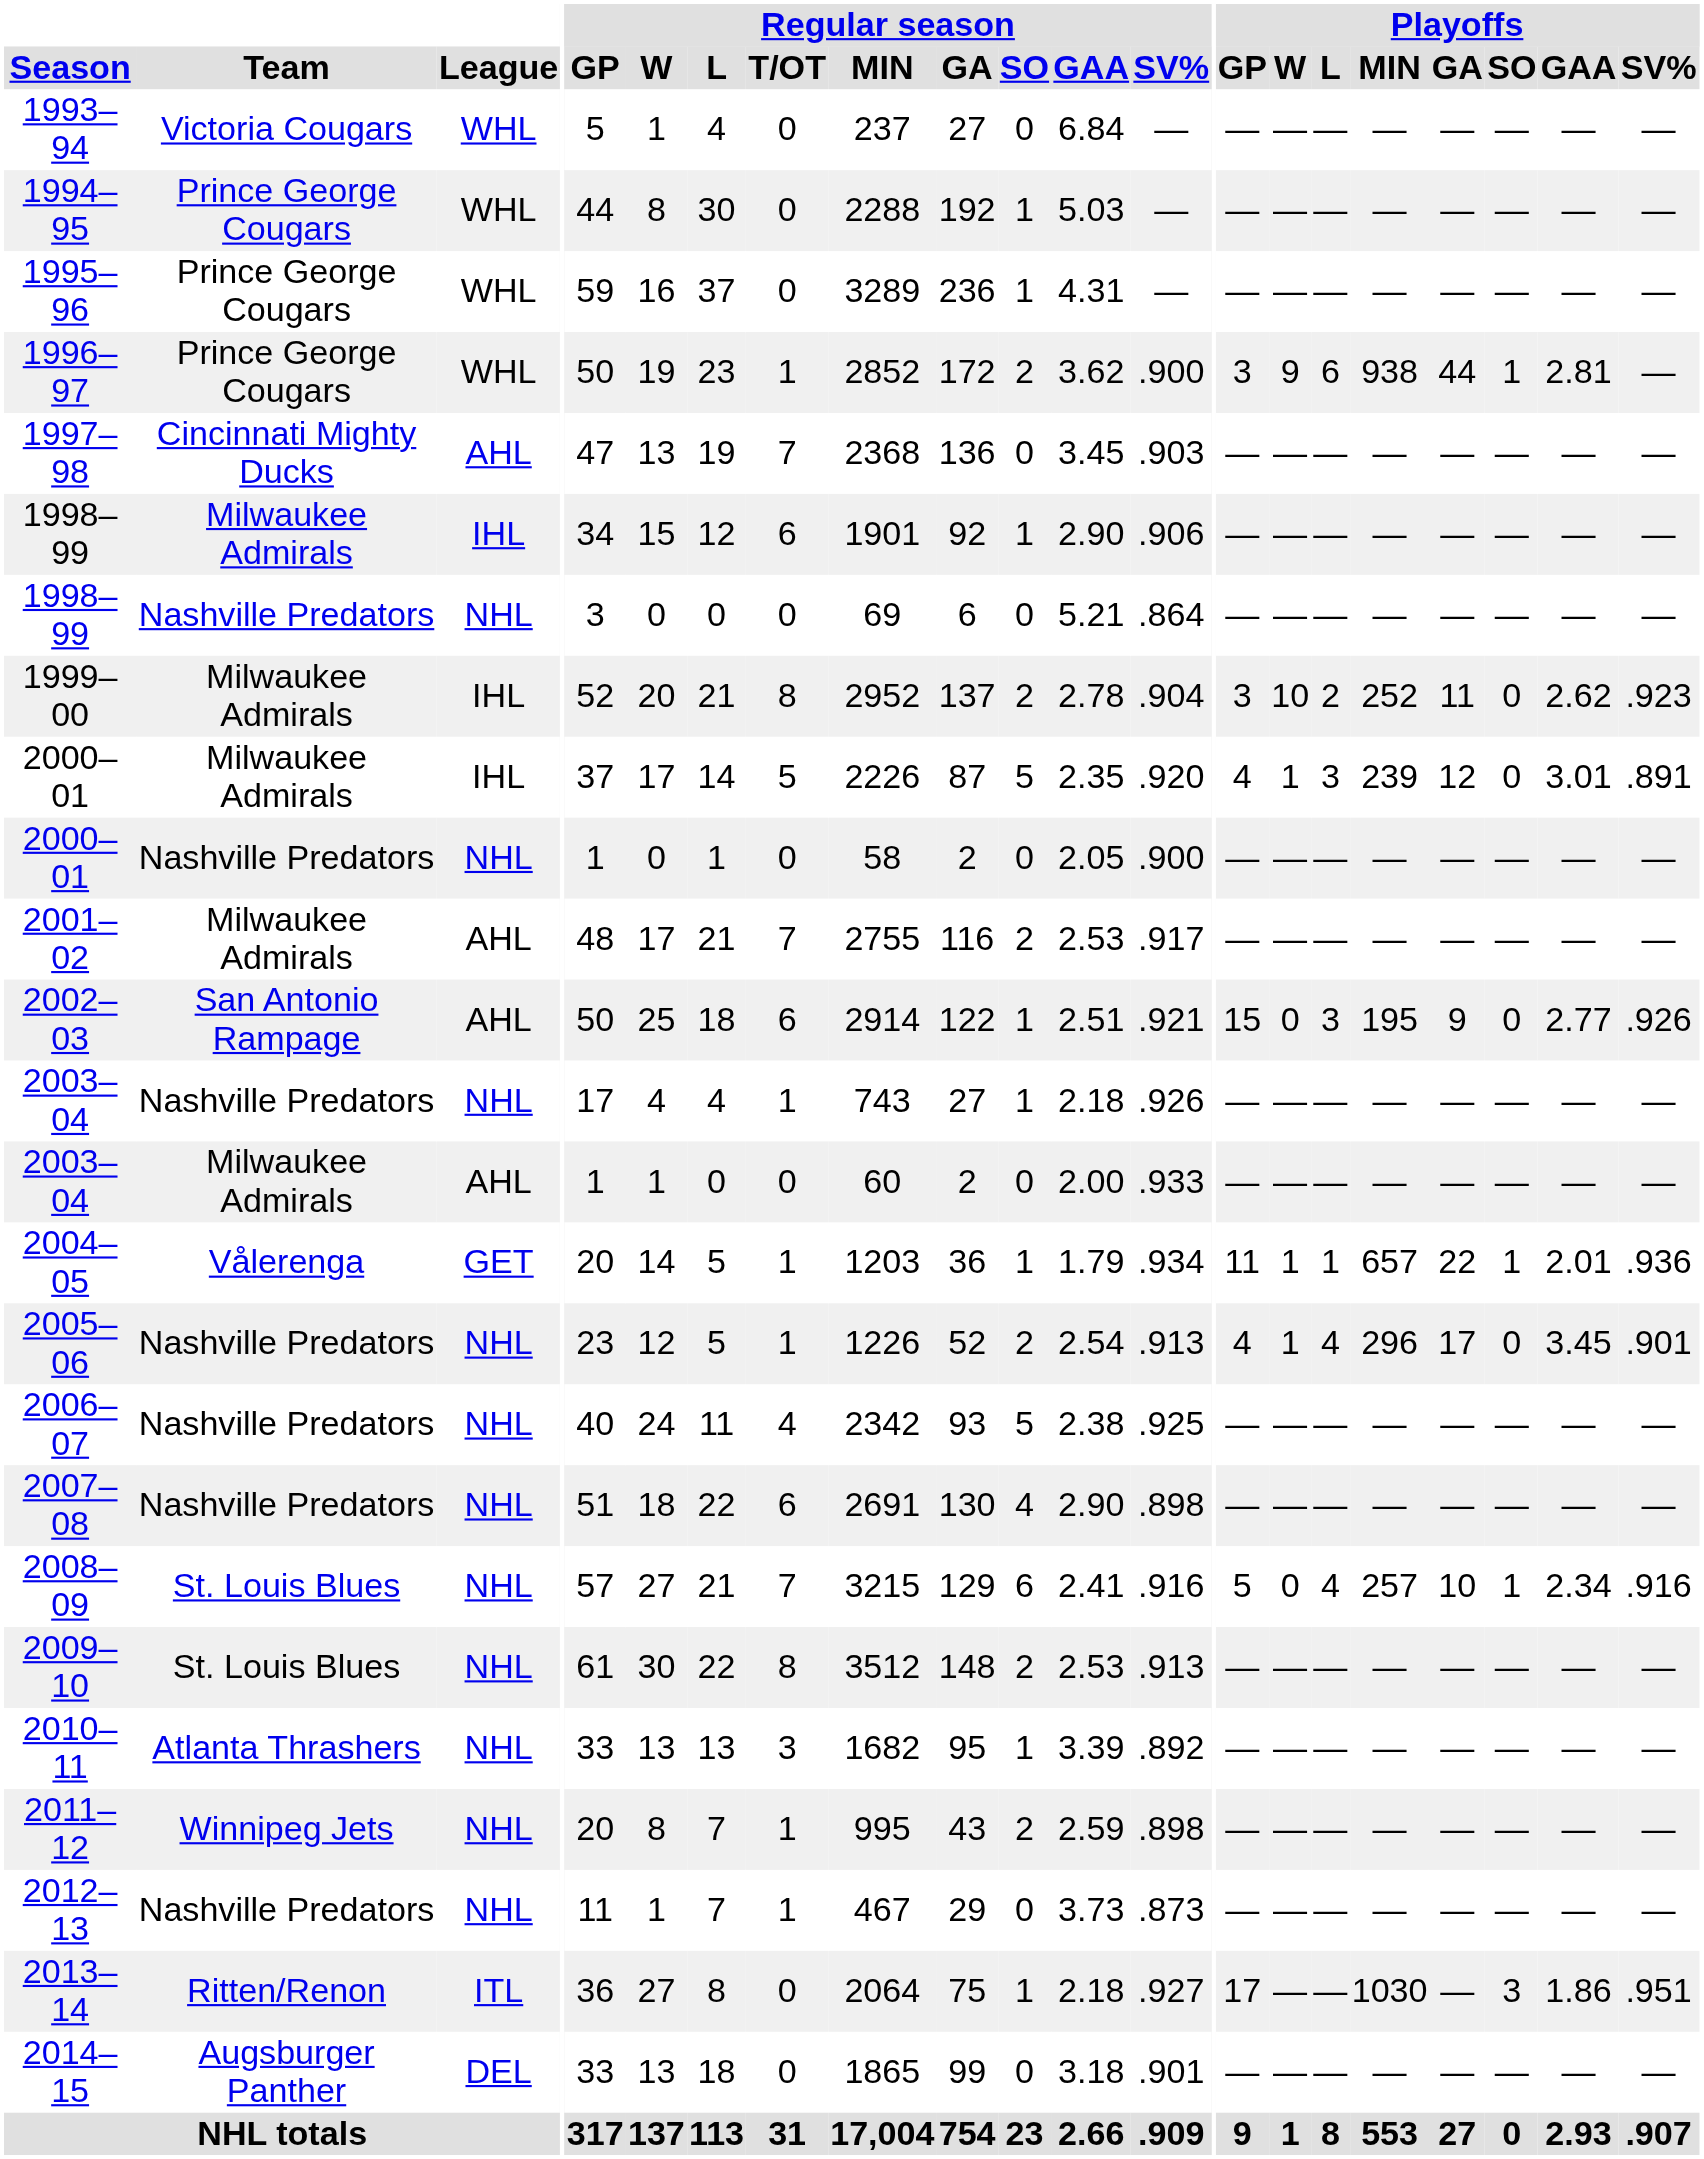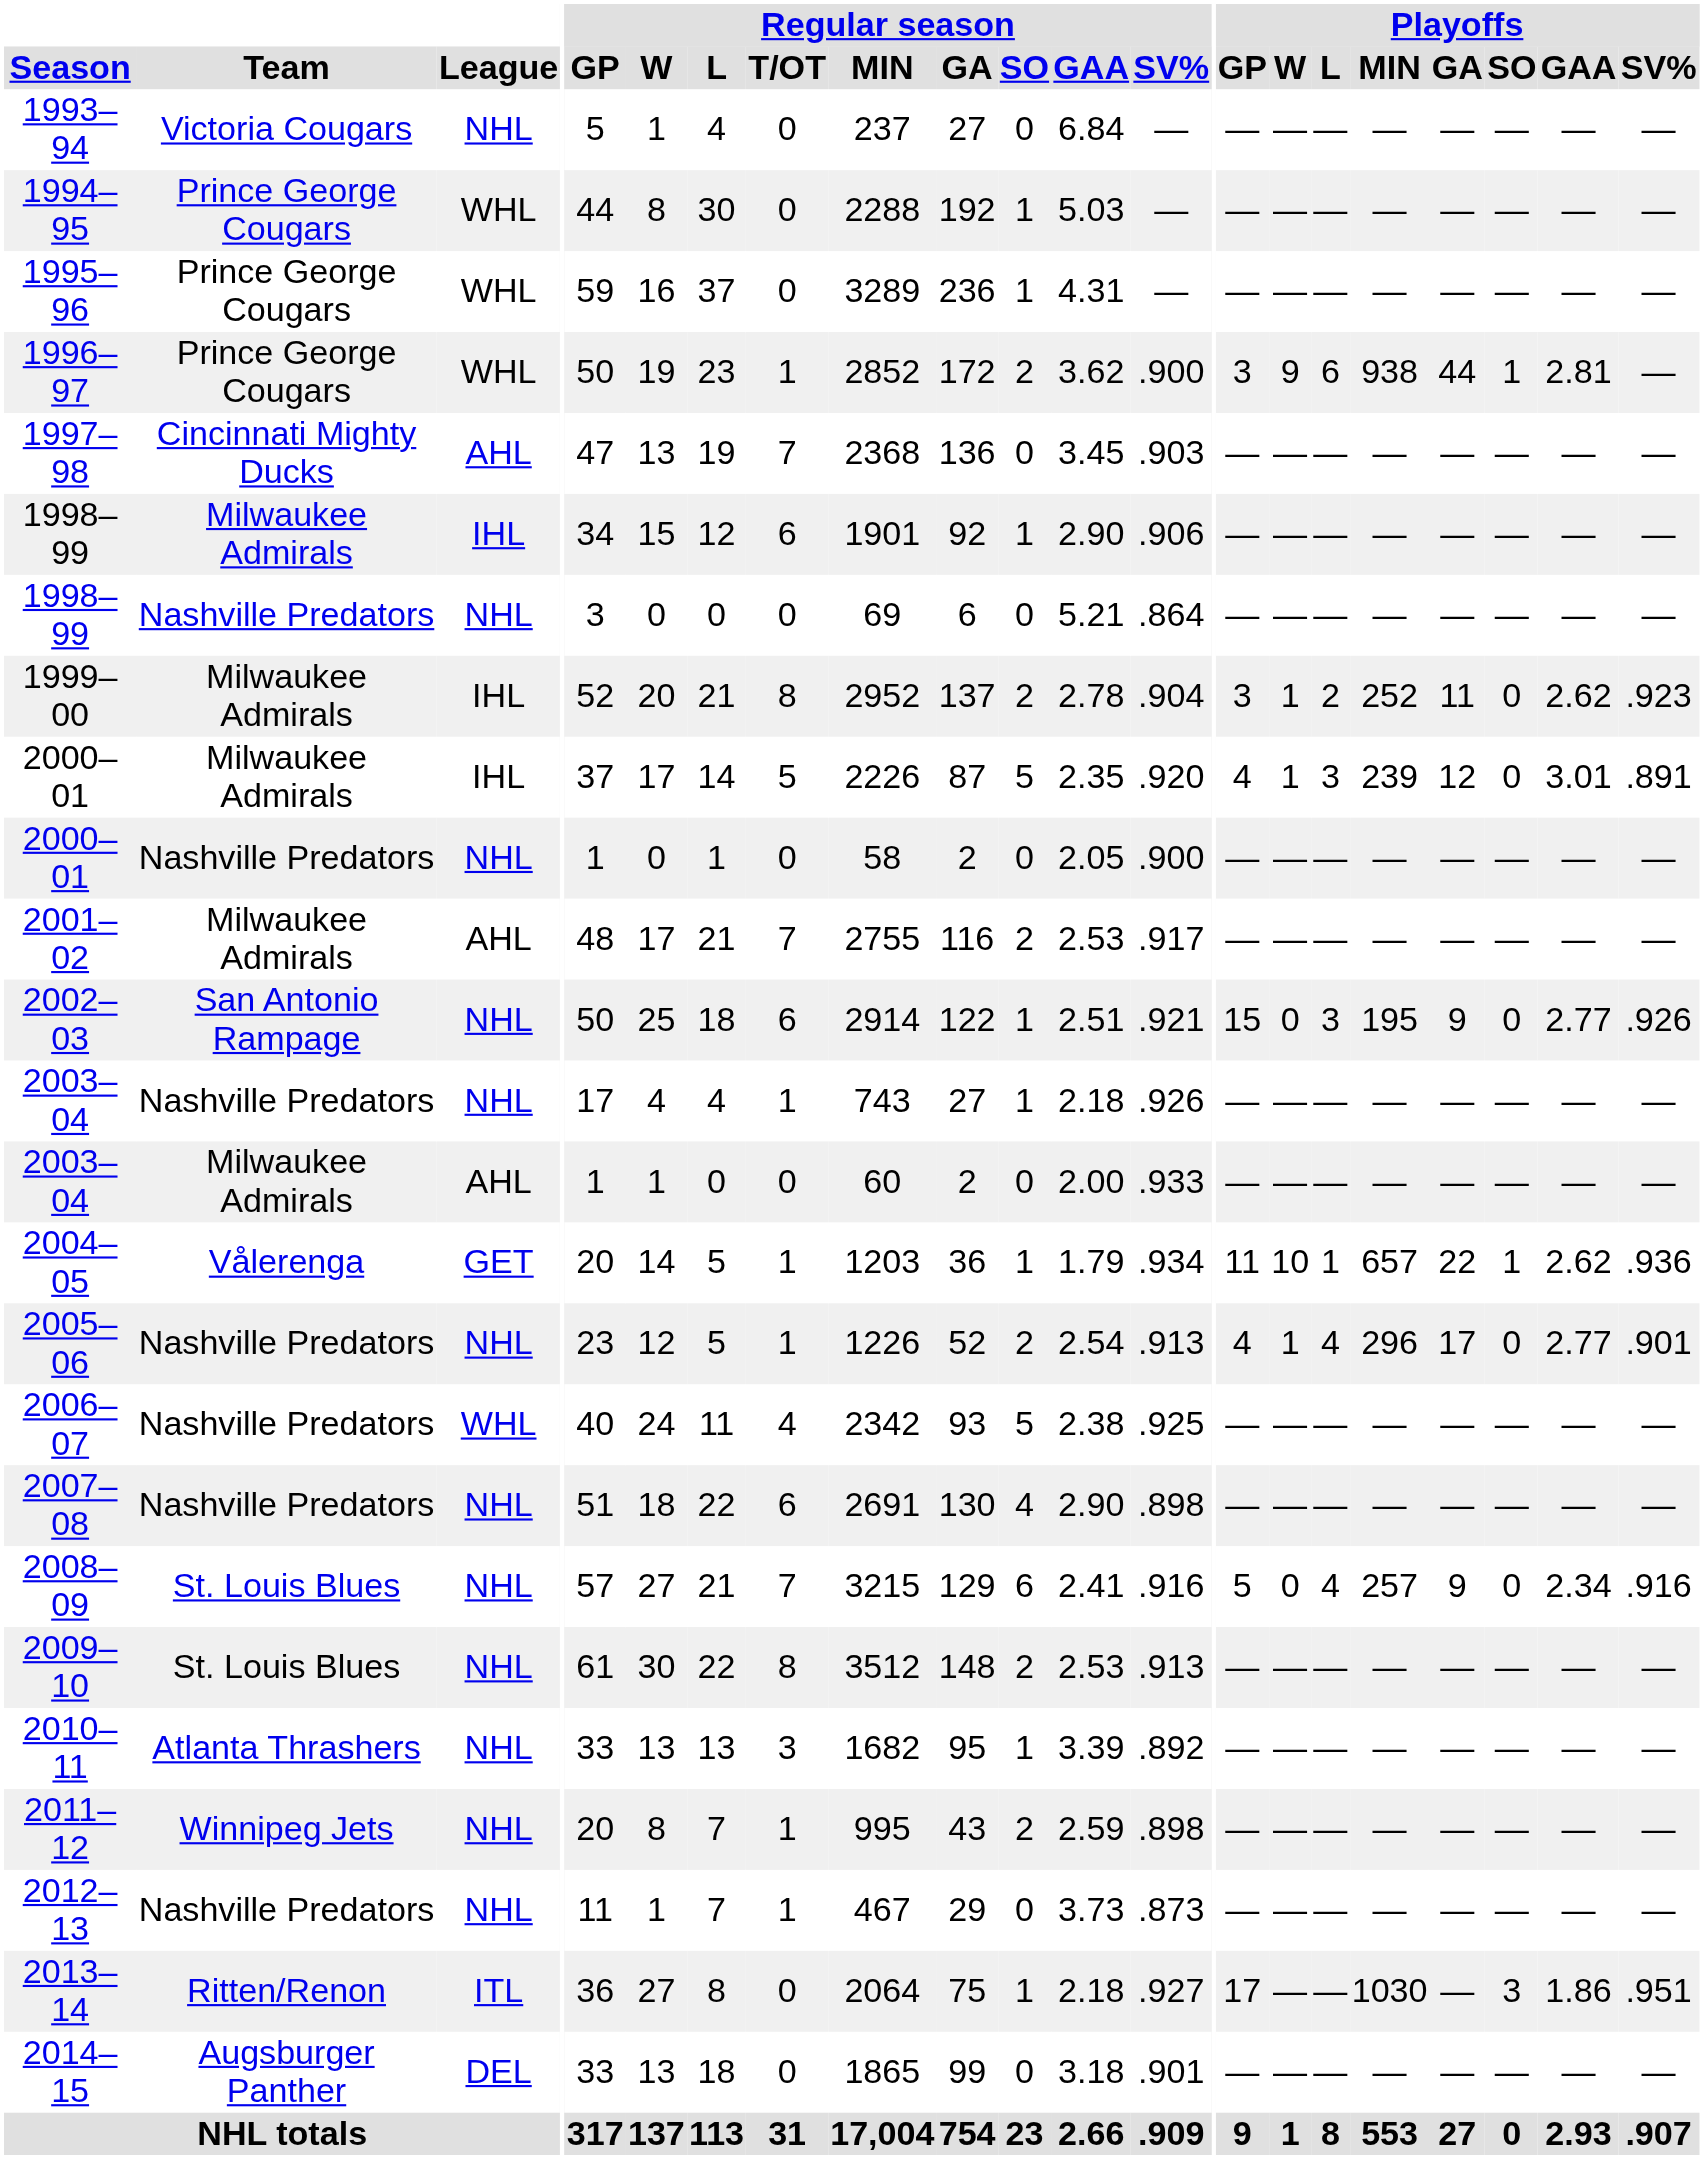(499, 129) WHL -> (499, 129) NHL
(1290, 695) 10 -> (1290, 695) 1
(499, 1019) AHL -> (499, 1019) NHL
(1290, 1262) 1 -> (1290, 1262) 10
(1579, 1262) 2.01 -> (1579, 1262) 2.62
(1579, 1343) 3.45 -> (1579, 1343) 2.77
(499, 1424) NHL -> (499, 1424) WHL
(1457, 1586) 10 -> (1457, 1586) 9
(1512, 1586) 1 -> (1512, 1586) 0
